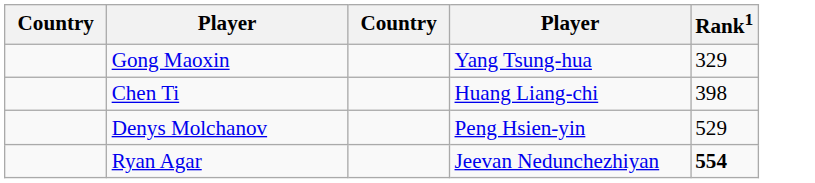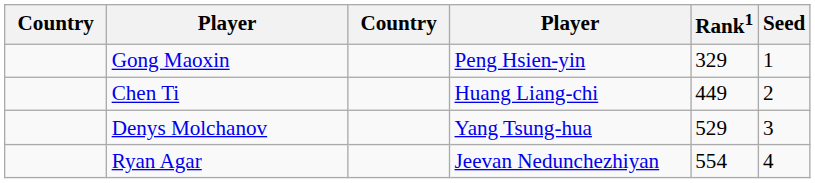+ column: (784, 24)
(523, 60) Yang Tsung-hua -> (520, 60) Peng Hsien-yin
(711, 93) 398 -> (711, 93) 449
(520, 127) Peng Hsien-yin -> (523, 127) Yang Tsung-hua
(711, 160) bold -> (711, 160) normal
